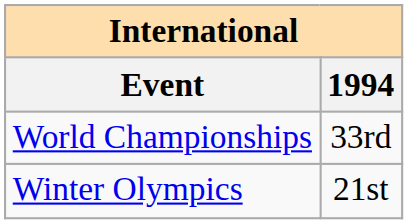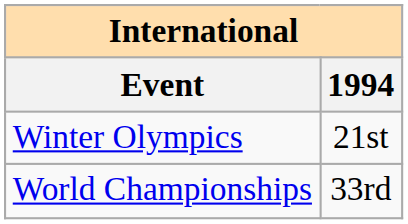rows swapped: (128, 190) <-> (162, 137)
